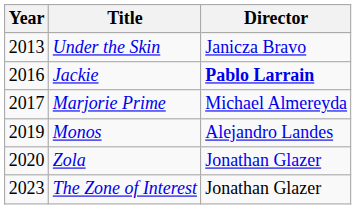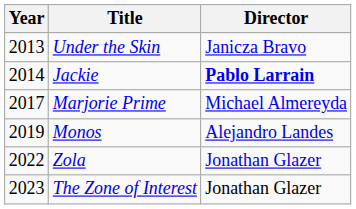(27, 75) 2016 -> (27, 75) 2014
(27, 160) 2020 -> (27, 160) 2022
